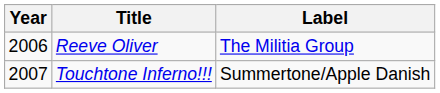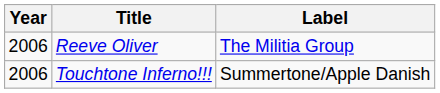(28, 74) 2007 -> (28, 74) 2006
